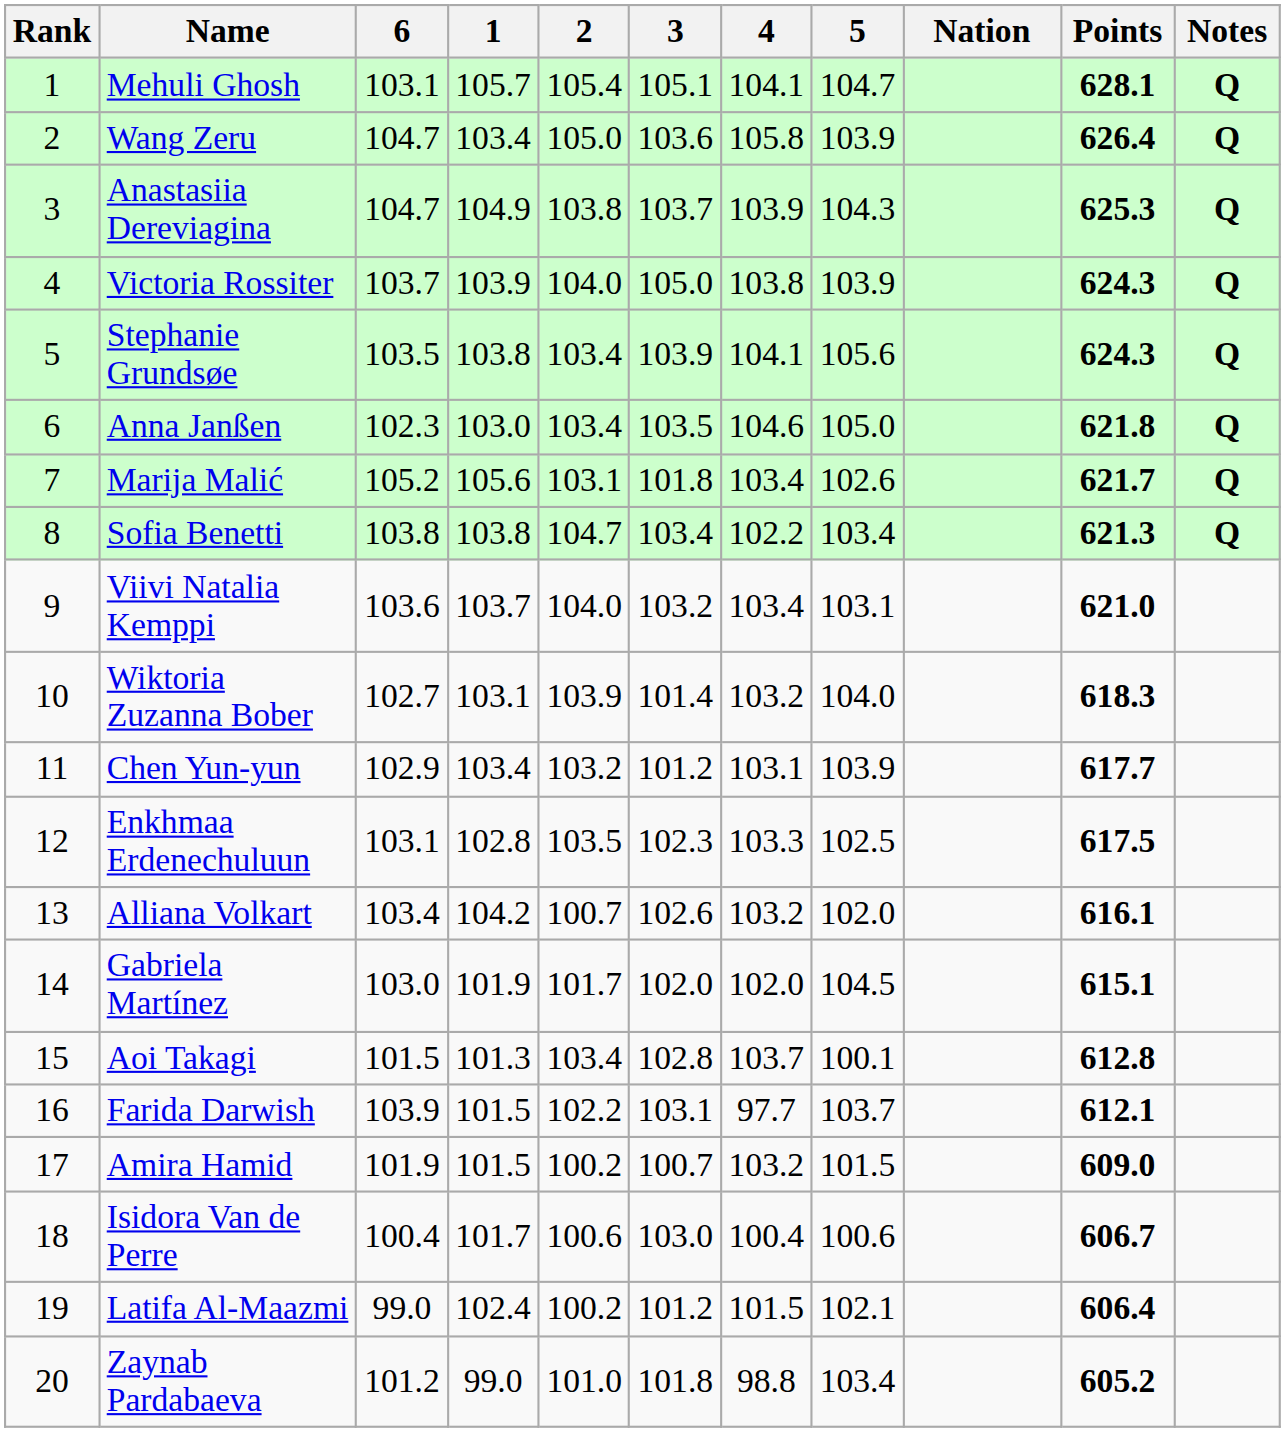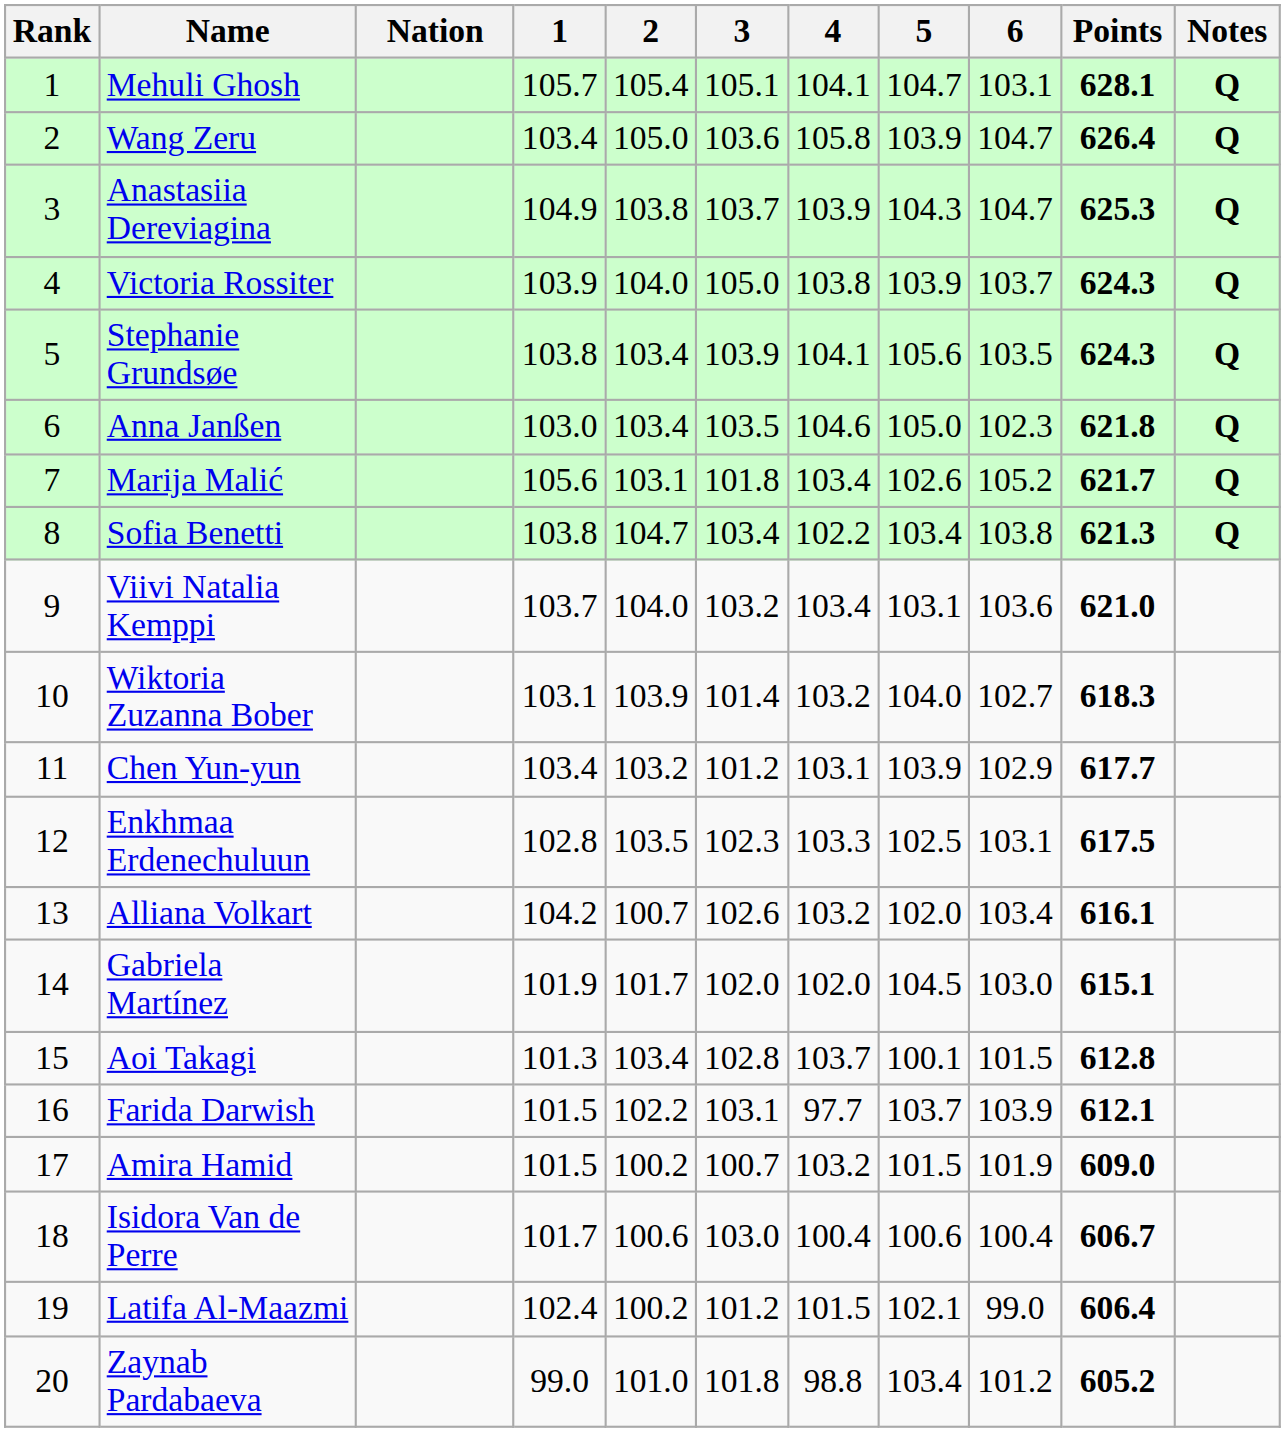columns swapped: (982, 31) <-> (402, 31)
